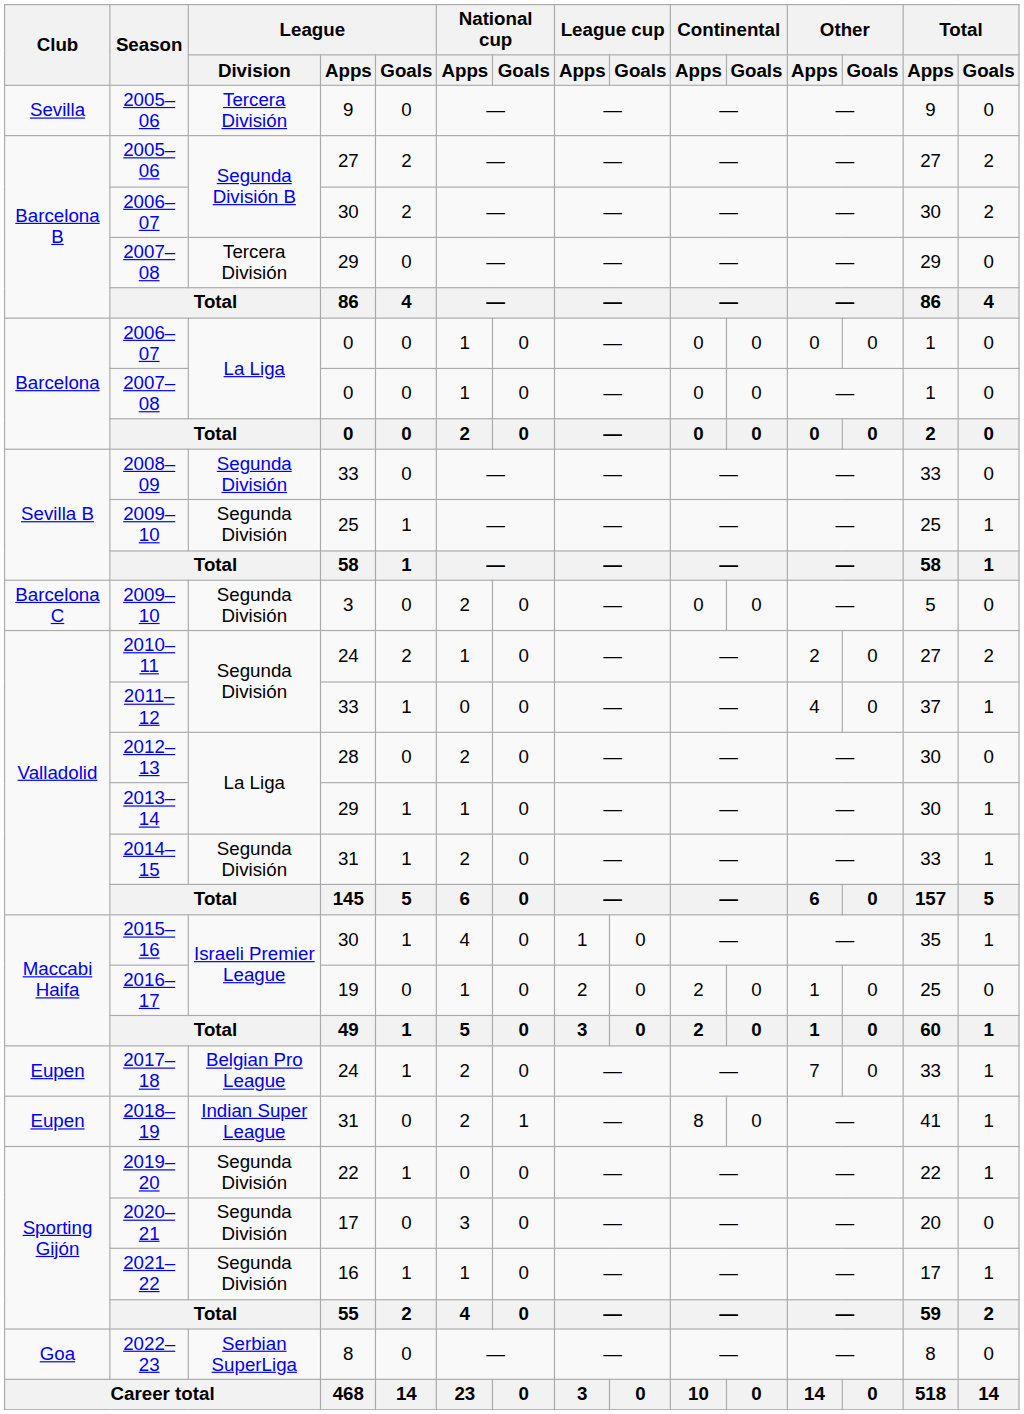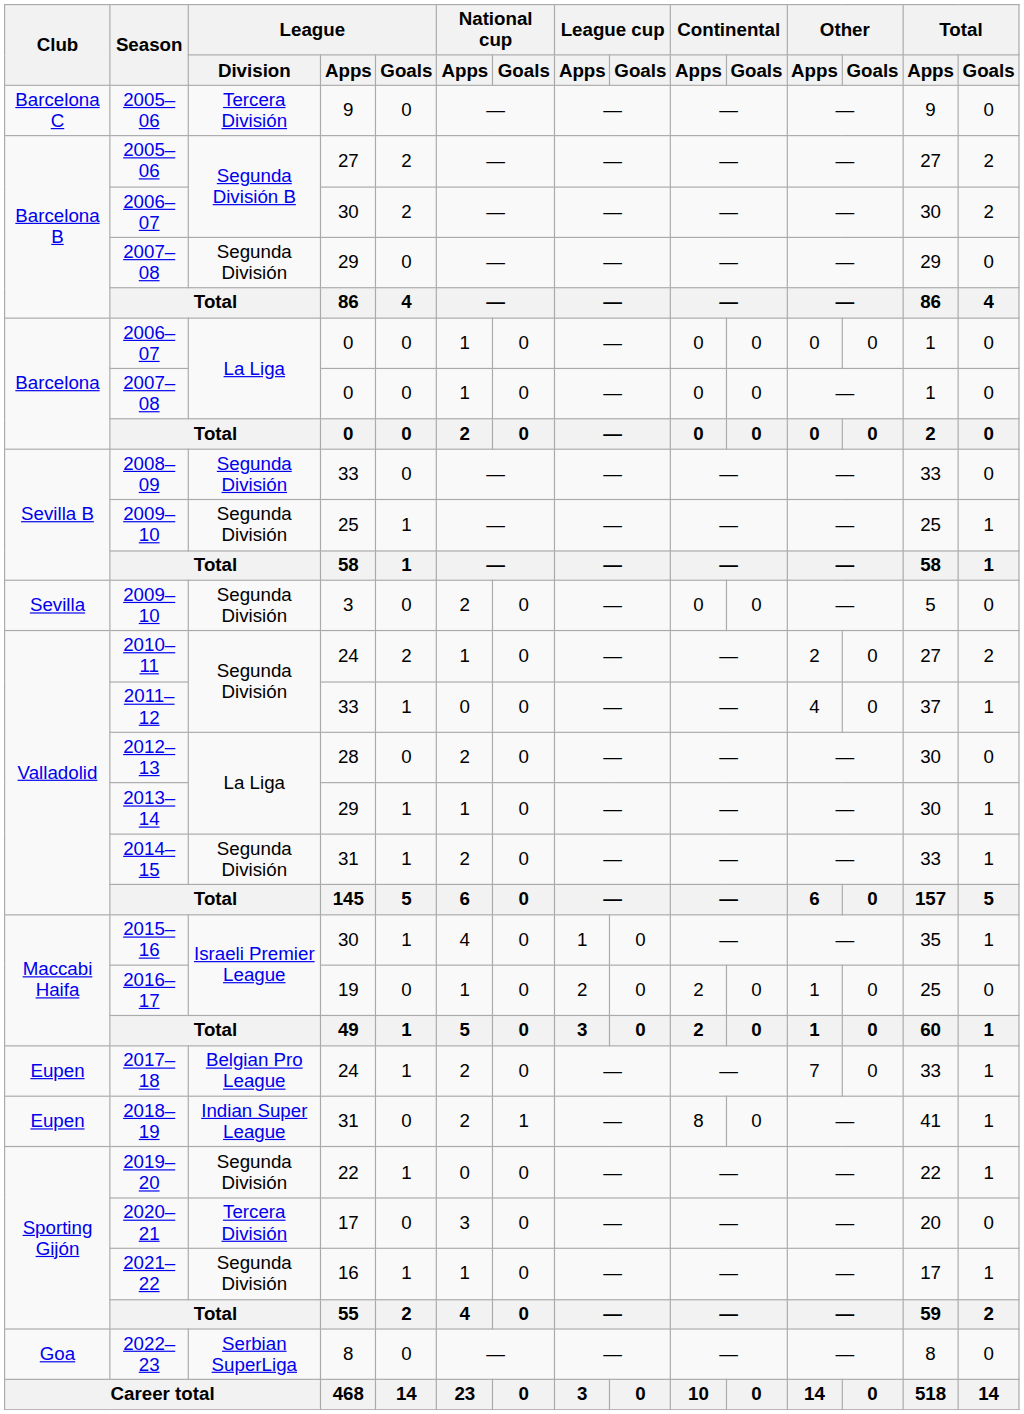(57, 110) Sevilla -> (57, 110) Barcelona C
(254, 262) Tercera División -> (254, 262) Segunda División
(57, 605) Barcelona C -> (57, 605) Sevilla
(254, 1222) Segunda División -> (254, 1222) Tercera División
